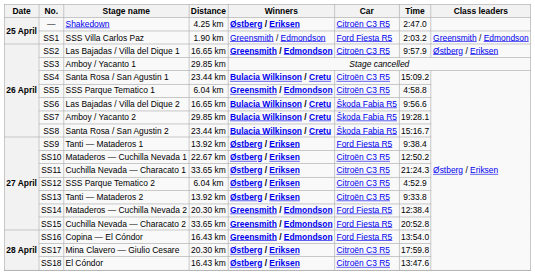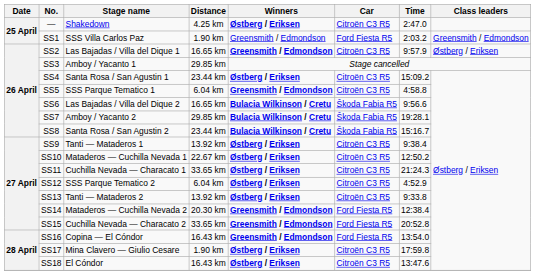(281, 77) Bulacia Wilkinson / Cretu -> (265, 77) Østberg / Eriksen
(364, 143) Ford Fiesta R5 -> (363, 143) Citroën C3 R5
(208, 250) 20.30 km -> (208, 250) 1.90 km
